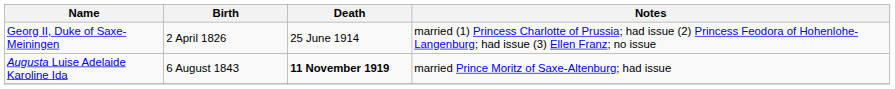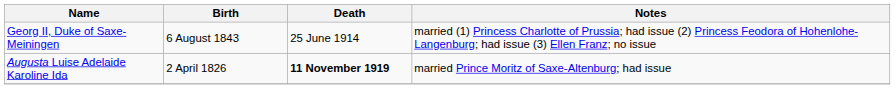(196, 37) 2 April 1826 -> (203, 37) 6 August 1843
(203, 68) 6 August 1843 -> (196, 68) 2 April 1826
